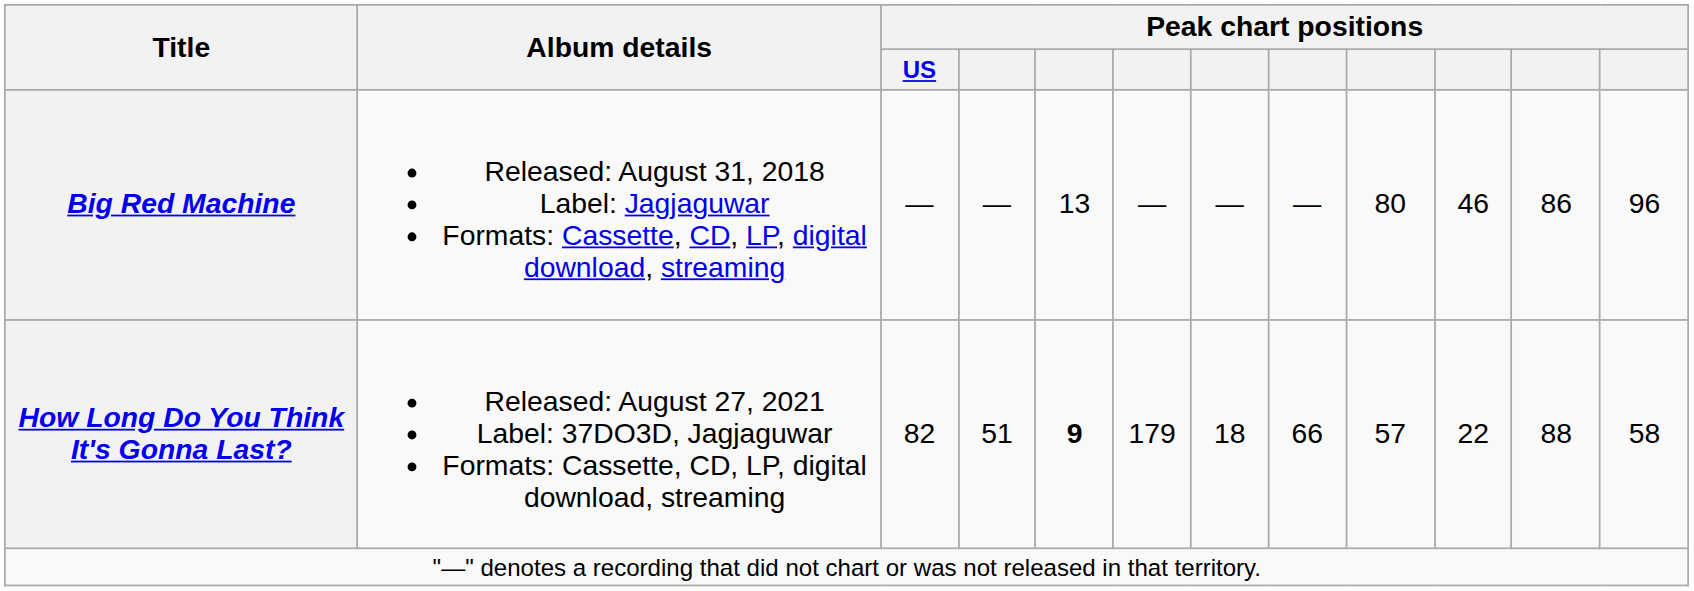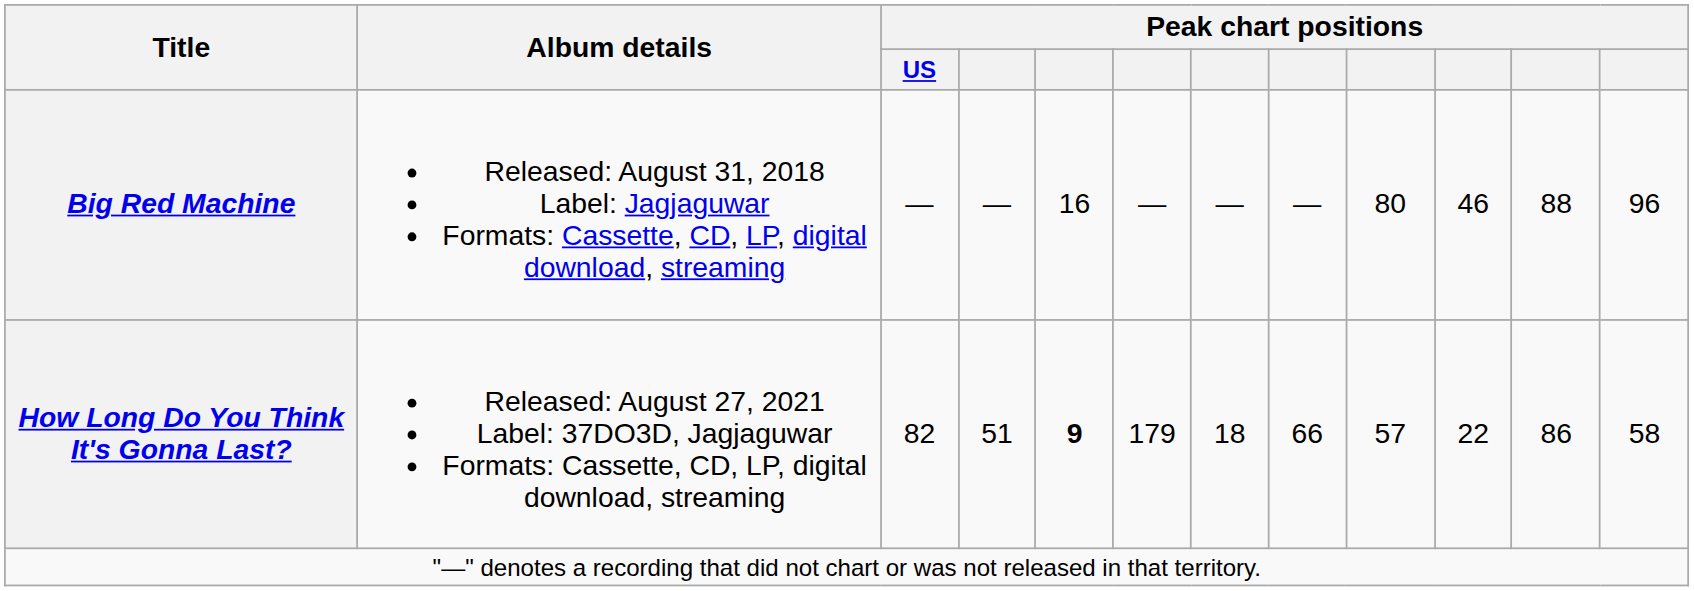(1075, 204) 13 -> (1075, 204) 16
(1556, 204) 86 -> (1556, 204) 88
(1556, 433) 88 -> (1556, 433) 86
